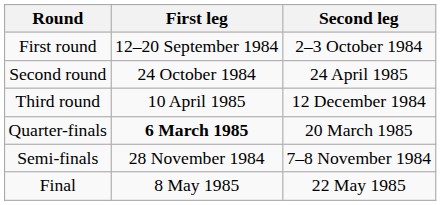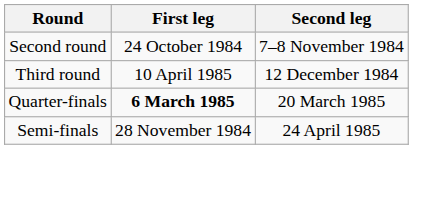- row: (58, 46)
(359, 74) 24 April 1985 -> (331, 46) 7–8 November 1984
(359, 158) 7–8 November 1984 -> (331, 130) 24 April 1985
- row: (58, 185)
